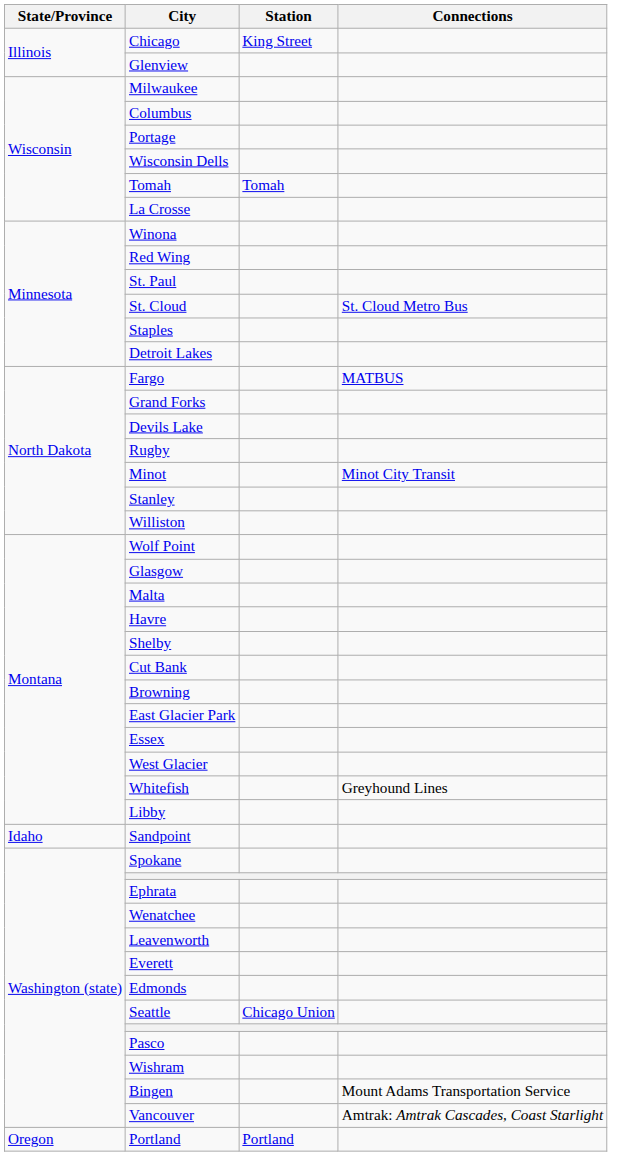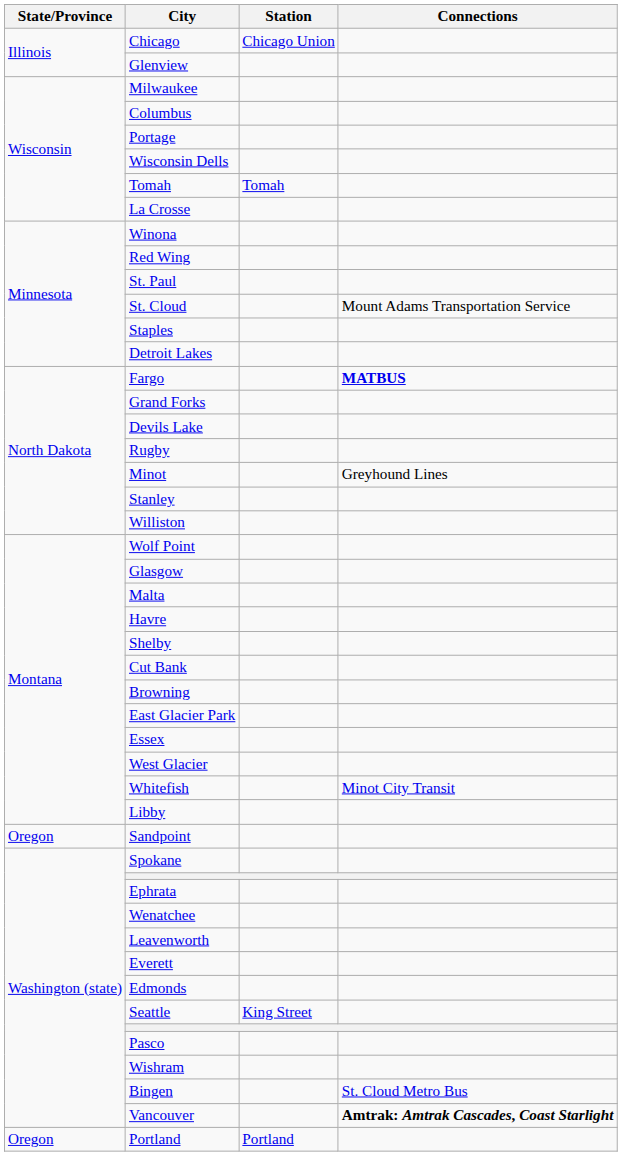(277, 40) King Street -> (289, 40) Chicago Union
(405, 305) St. Cloud Metro Bus -> (456, 305) Mount Adams Transportation Service
(373, 378) normal -> (374, 378) bold
(398, 474) Minot City Transit -> (395, 474) Greyhound Lines
(395, 787) Greyhound Lines -> (398, 787) Minot City Transit
(25, 836) Idaho -> (31, 836) Oregon
(289, 1011) Chicago Union -> (277, 1011) King Street
(456, 1091) Mount Adams Transportation Service -> (405, 1091) St. Cloud Metro Bus
(473, 1115) normal -> (478, 1115) bold
